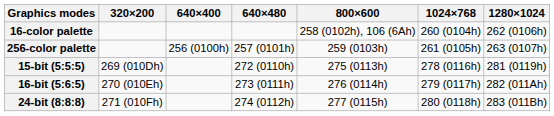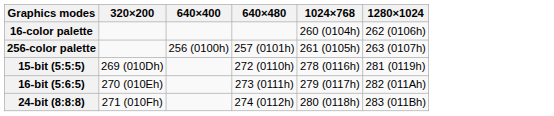- column: (358, 13)
